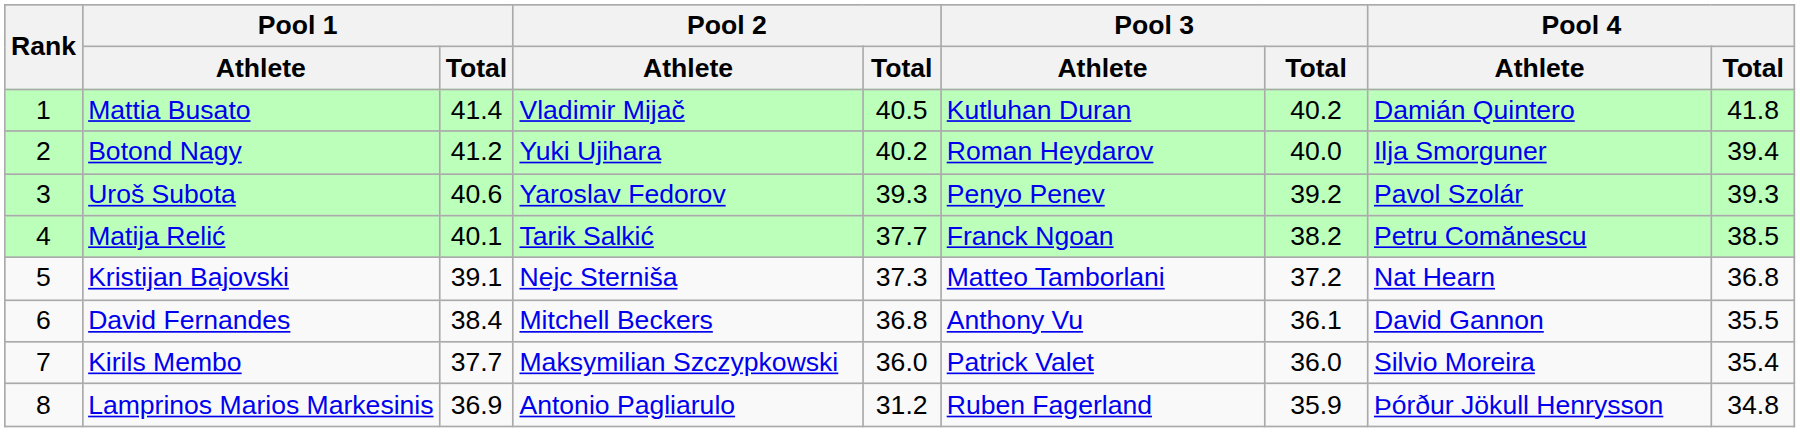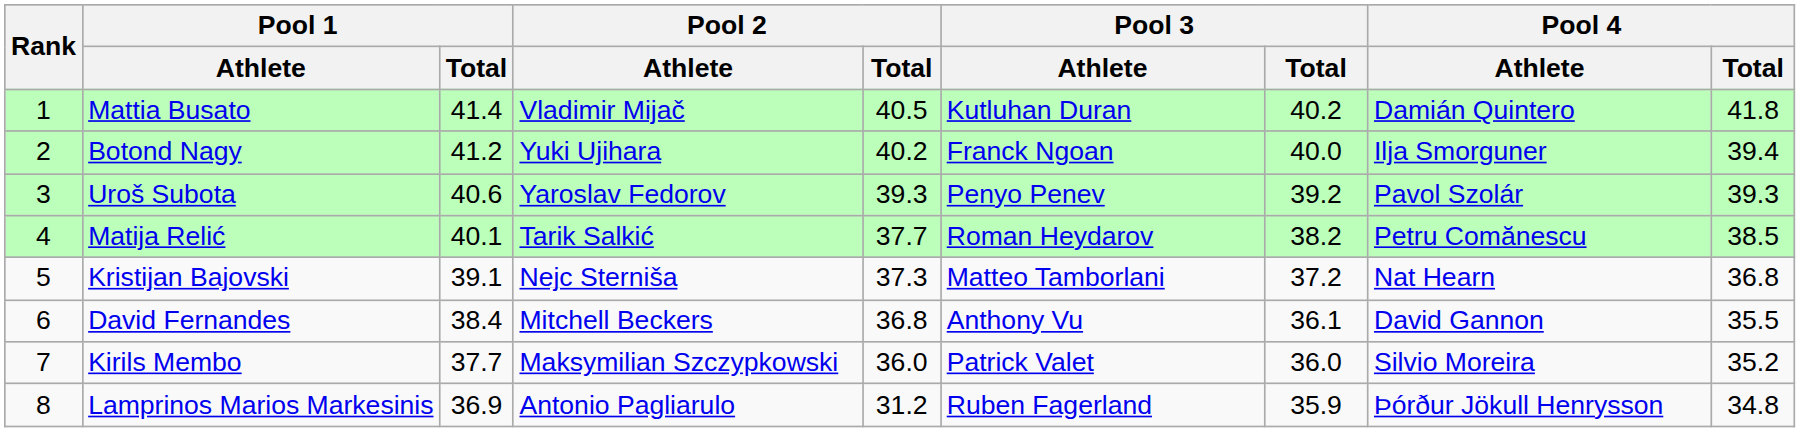(1050, 151) Roman Heydarov -> (1030, 151) Franck Ngoan
(1030, 236) Franck Ngoan -> (1050, 236) Roman Heydarov
(1753, 362) 35.4 -> (1753, 362) 35.2
